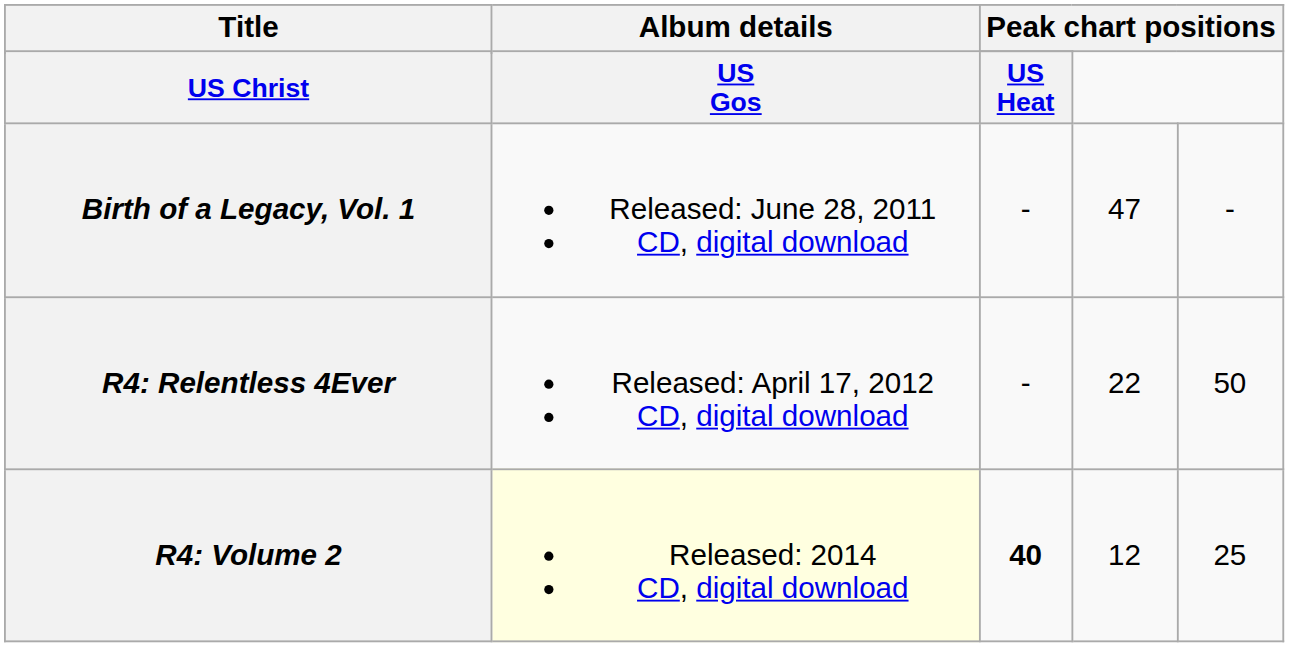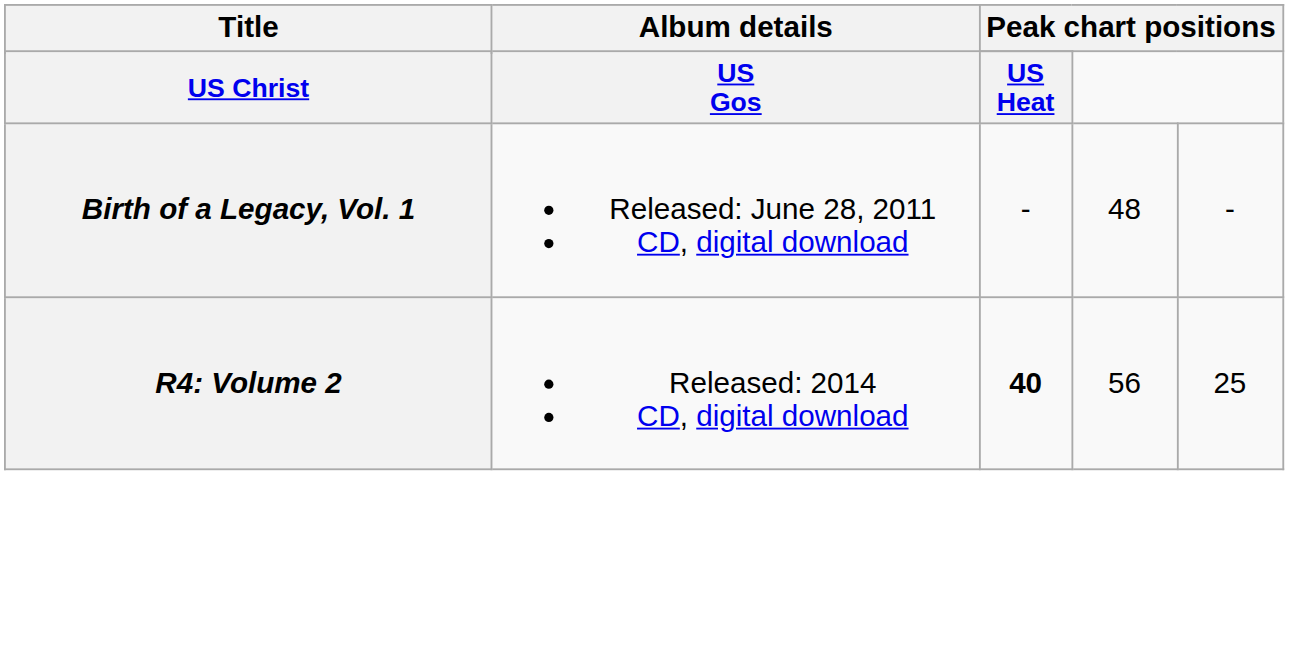(1124, 209) 47 -> (1124, 209) 48
- row: (249, 382)
(736, 572) lightyellow background -> (736, 399) no background
(1124, 554) 12 -> (1124, 382) 56
